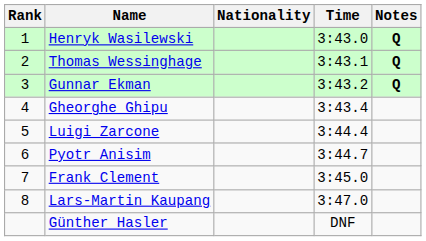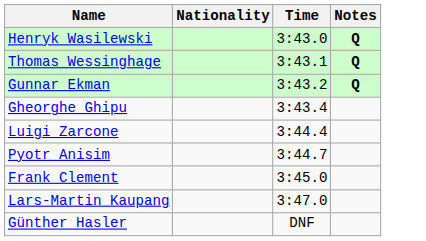- column: (25, 16)
